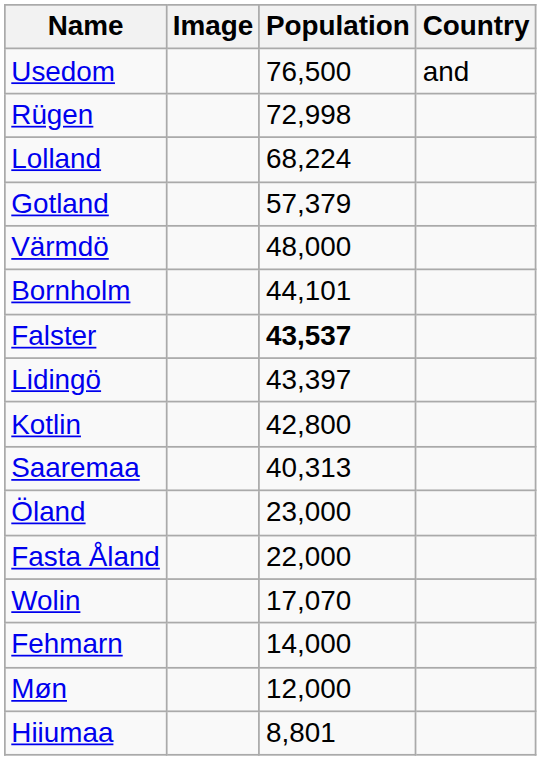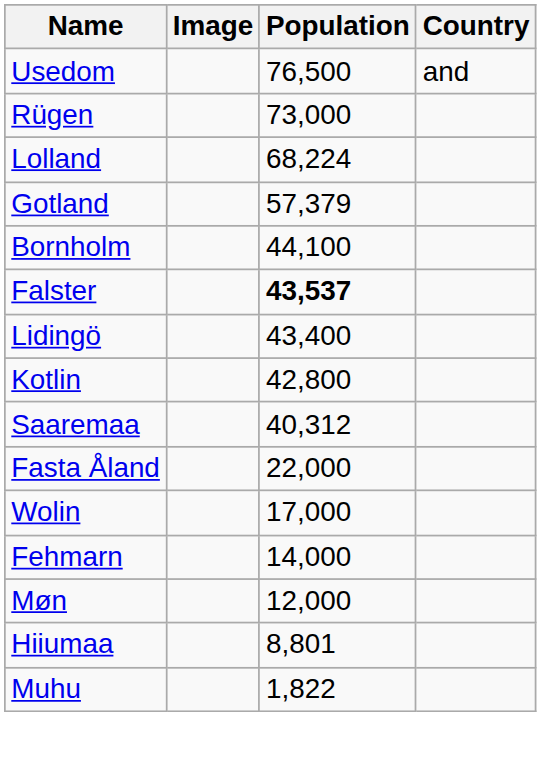(309, 114) 72,998 -> (309, 114) 73,000
- row: (60, 247)
(309, 291) 44,101 -> (309, 247) 44,100
(309, 379) 43,397 -> (309, 335) 43,400
(309, 468) 40,313 -> (309, 423) 40,312
- row: (48, 512)
(309, 600) 17,070 -> (309, 512) 17,000
+ row: (46, 688)
